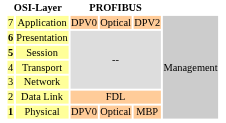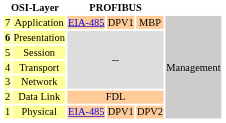(84, 22) DPV0 -> (86, 22) EIA-485
(116, 22) Optical -> (121, 22) DPV1
(147, 22) DPV2 -> (150, 22) MBP
(11, 52) bold -> (8, 52) normal
(11, 112) bold -> (8, 112) normal
(84, 112) DPV0 -> (86, 112) EIA-485
(116, 112) Optical -> (121, 112) DPV1
(147, 112) MBP -> (150, 112) DPV2
